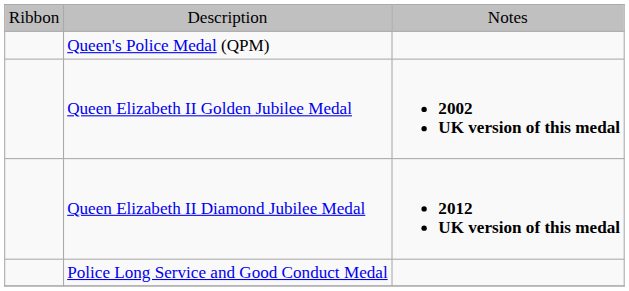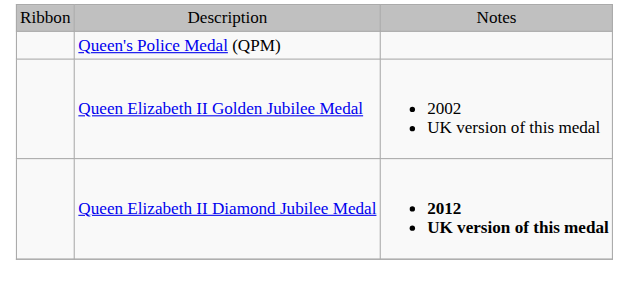(508, 118) bold -> (497, 118) normal
- row: (227, 272)
